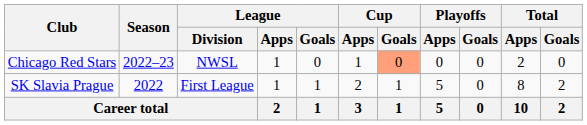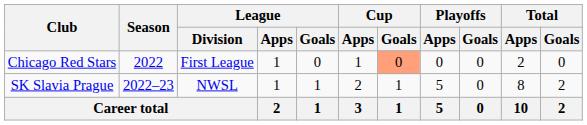(148, 62) 2022–23 -> (148, 62) 2022
(217, 62) NWSL -> (217, 62) First League
(148, 85) 2022 -> (148, 85) 2022–23
(217, 85) First League -> (217, 85) NWSL
